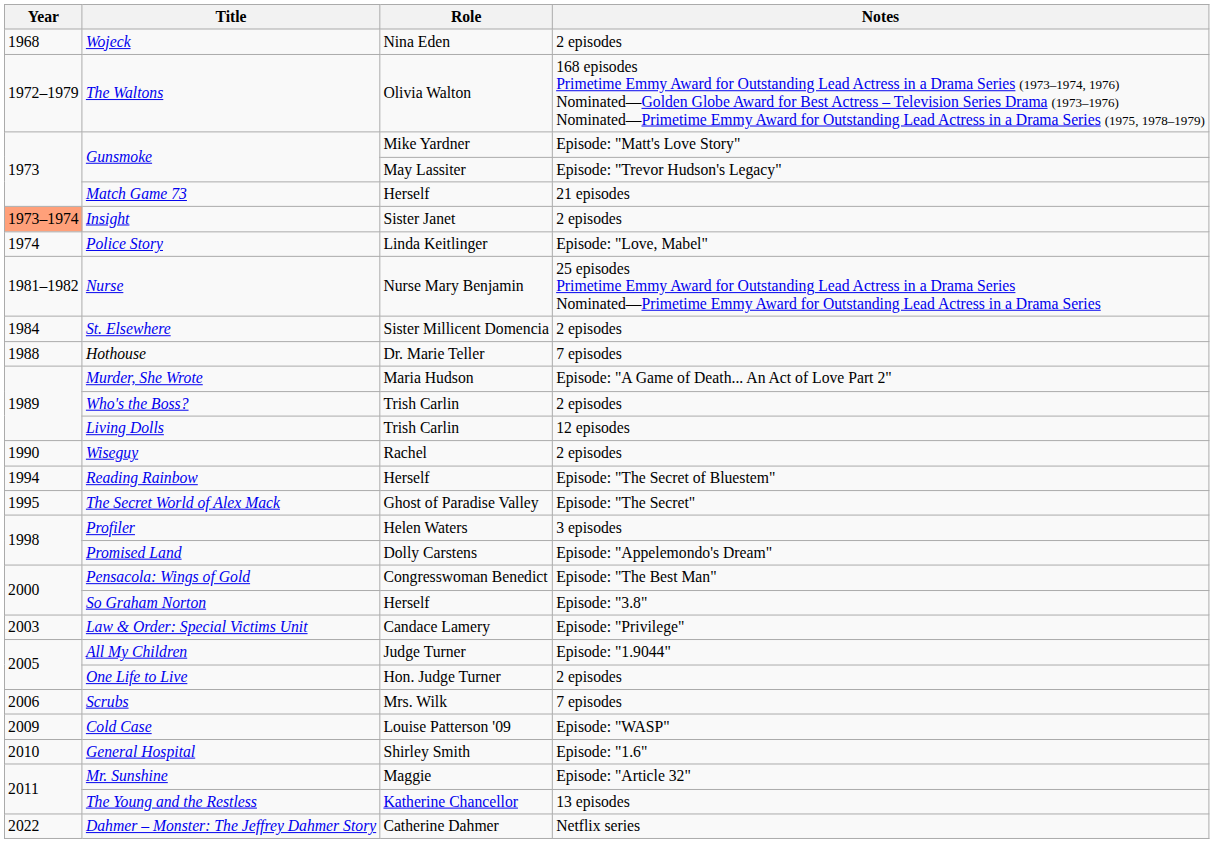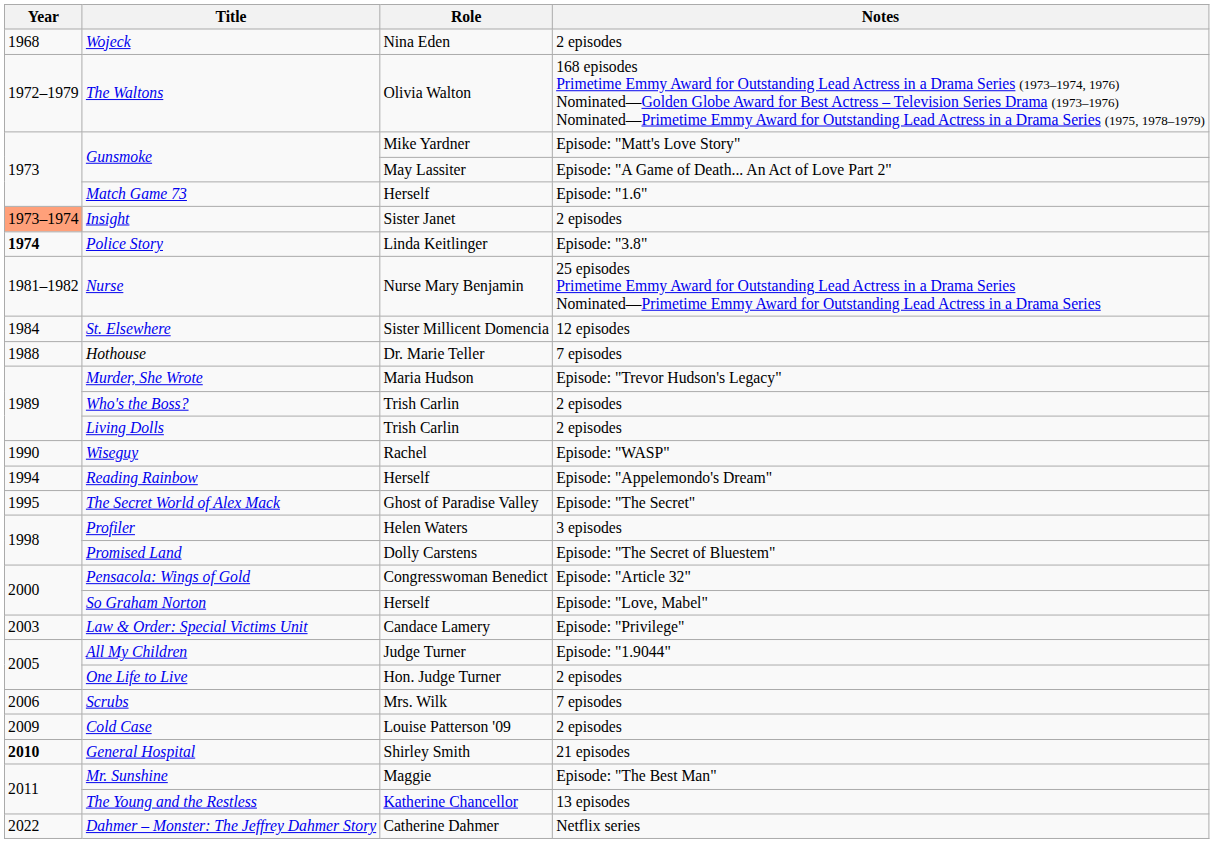(669, 169) Episode: "Trevor Hudson's Legacy" -> (724, 169) Episode: "A Game of Death... An Act of Love Part 2"
(593, 194) 21 episodes -> (602, 194) Episode: "1.6"
(24, 243) normal -> (24, 243) bold
(632, 243) Episode: "Love, Mabel" -> (602, 243) Episode: "3.8"
(589, 328) 2 episodes -> (593, 328) 12 episodes
(724, 378) Episode: "A Game of Death... An Act of Love Part 2" -> (669, 378) Episode: "Trevor Hudson's Legacy"
(593, 428) 12 episodes -> (589, 428) 2 episodes
(589, 453) 2 episodes -> (613, 453) Episode: "WASP"
(666, 478) Episode: "The Secret of Bluestem" -> (664, 478) Episode: "Appelemondo's Dream"
(664, 552) Episode: "Appelemondo's Dream" -> (666, 552) Episode: "The Secret of Bluestem"
(636, 577) Episode: "The Best Man" -> (624, 577) Episode: "Article 32"
(602, 602) Episode: "3.8" -> (632, 602) Episode: "Love, Mabel"
(613, 726) Episode: "WASP" -> (589, 726) 2 episodes
(24, 751) normal -> (24, 751) bold
(602, 751) Episode: "1.6" -> (593, 751) 21 episodes
(624, 776) Episode: "Article 32" -> (636, 776) Episode: "The Best Man"
